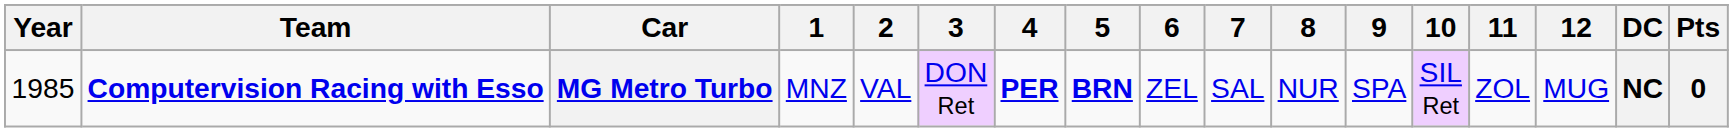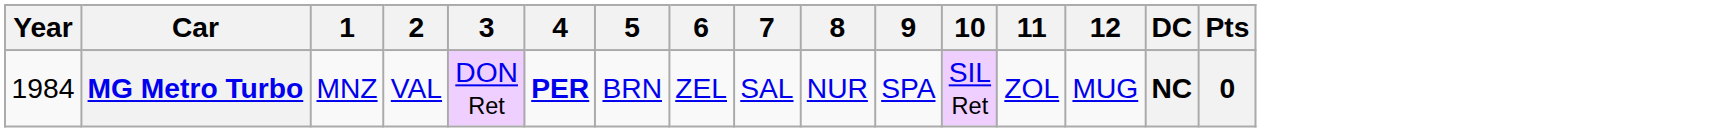- column: (316, 28)
(43, 88) 1985 -> (43, 88) 1984
(1102, 88) bold -> (632, 88) normal
